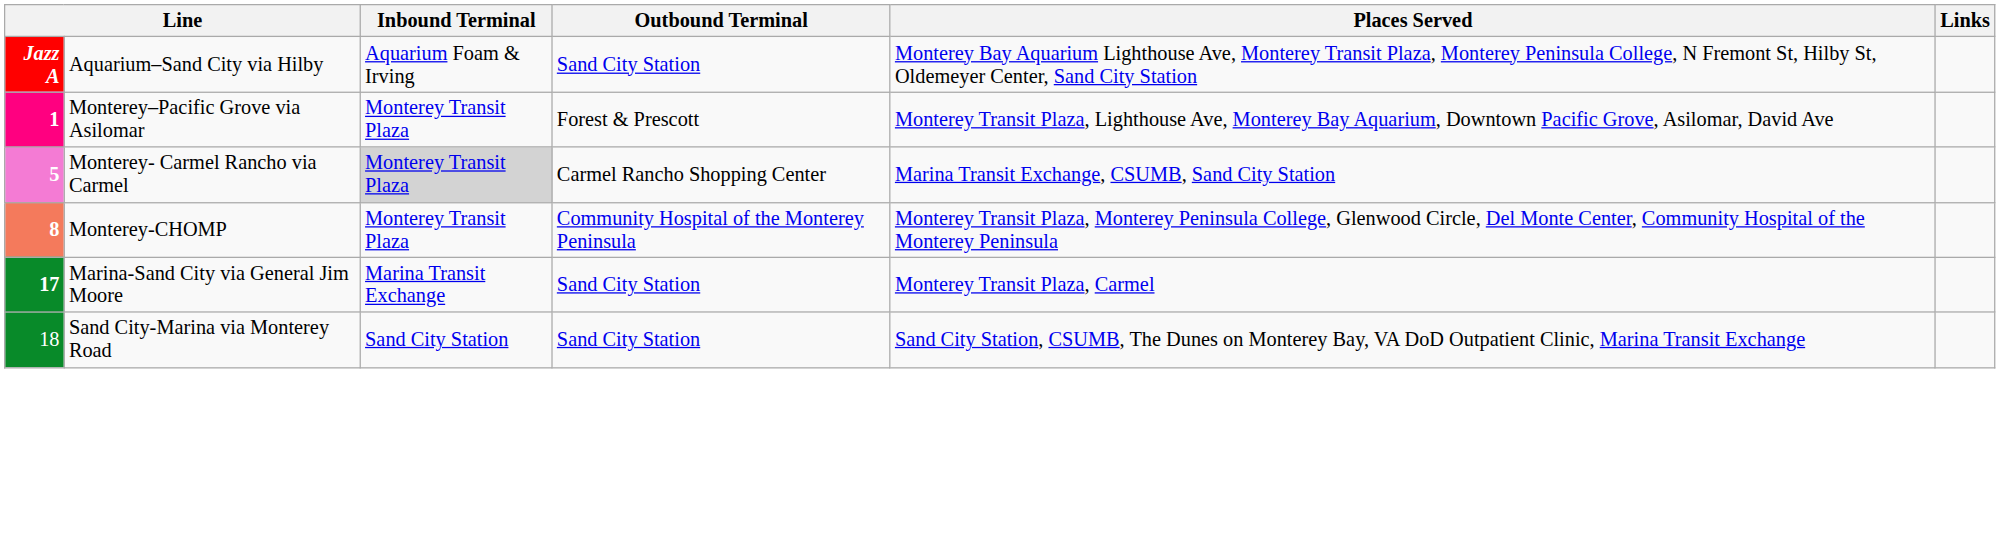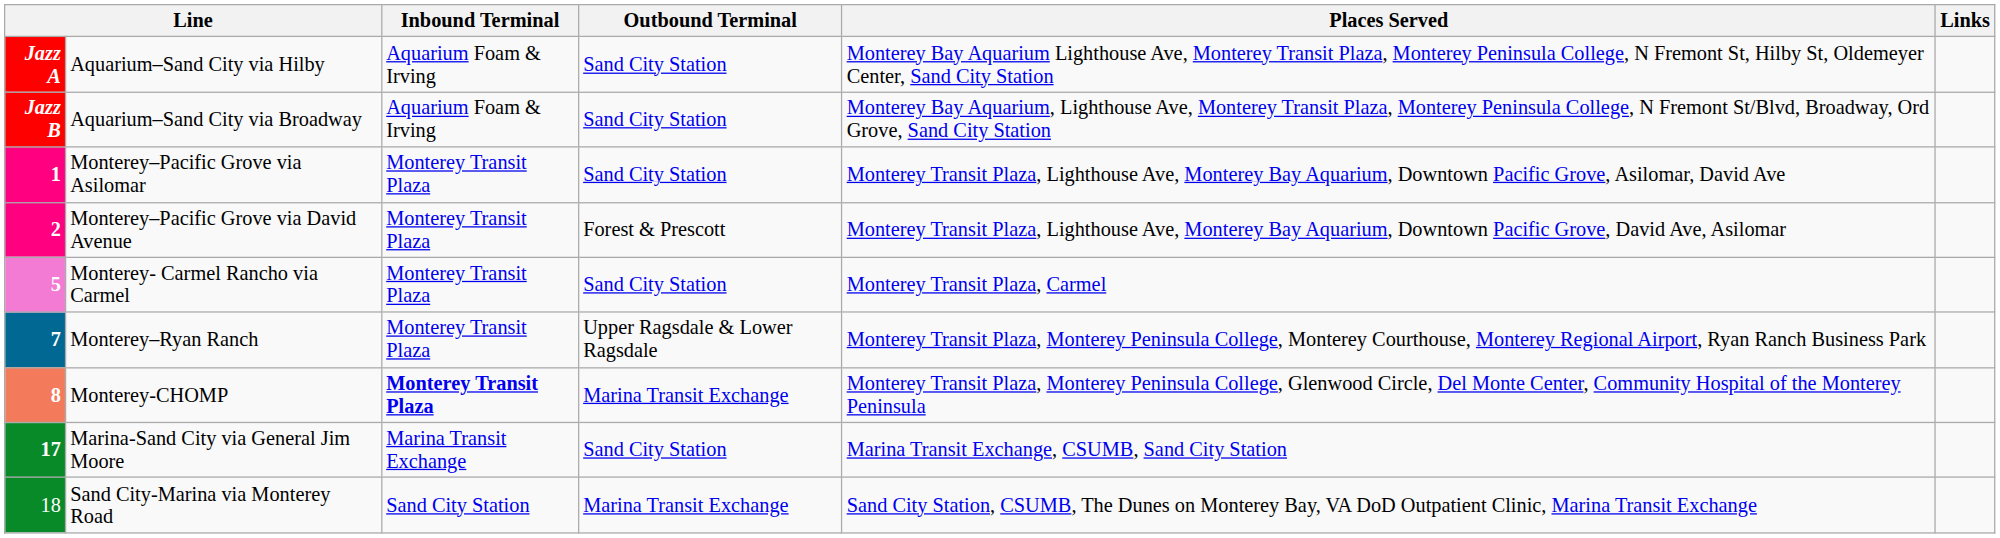+ row: (216, 119)
(628, 119) Forest & Prescott -> (655, 174) Sand City Station
+ row: (213, 229)
(435, 174) lightgrey background -> (456, 284) no background
(691, 174) Carmel Rancho Shopping Center -> (655, 284) Sand City Station
(1115, 174) Marina Transit Exchange, CSUMB, Sand City Station -> (976, 284) Monterey Transit Plaza, Carmel
+ row: (164, 339)
(435, 229) normal -> (462, 394) bold
(710, 229) Community Hospital of the Monterey Peninsula -> (686, 394) Marina Transit Exchange
(1025, 284) Monterey Transit Plaza, Carmel -> (1067, 449) Marina Transit Exchange, CSUMB, Sand City Station
(629, 339) Sand City Station -> (686, 504) Marina Transit Exchange
